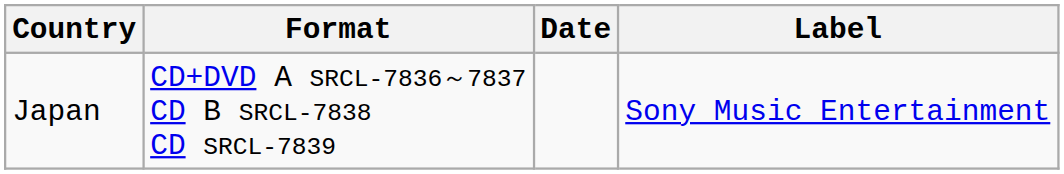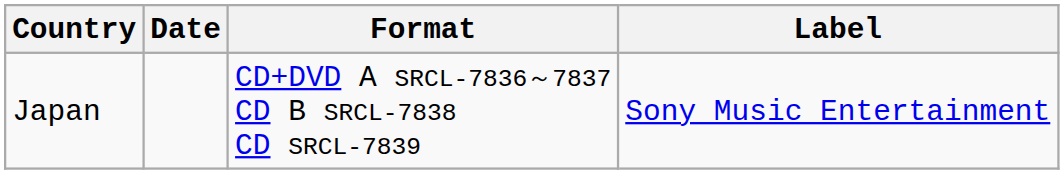columns swapped: (576, 29) <-> (338, 29)
